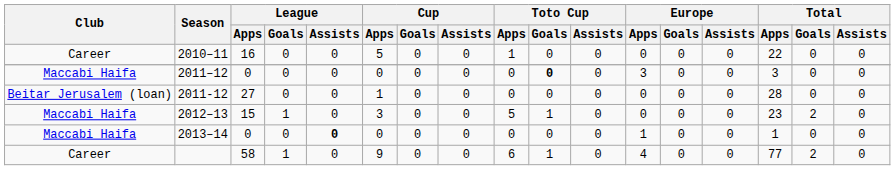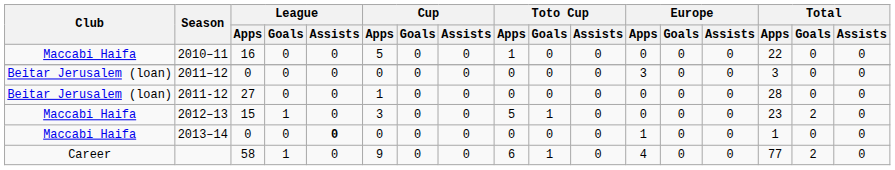(90, 54) Career -> (90, 54) Maccabi Haifa
(90, 74) Maccabi Haifa -> (90, 74) Beitar Jerusalem (loan)
(549, 74) bold -> (549, 74) normal
